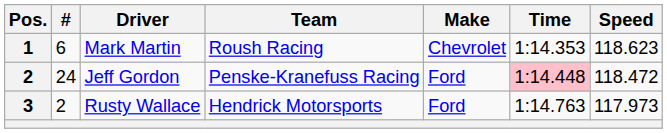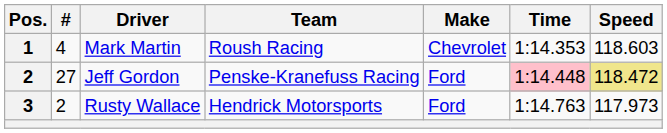(61, 48) 6 -> (61, 48) 4
(626, 48) 118.623 -> (626, 48) 118.603
(66, 77) 24 -> (66, 77) 27
(626, 77) no background -> (626, 77) khaki background
